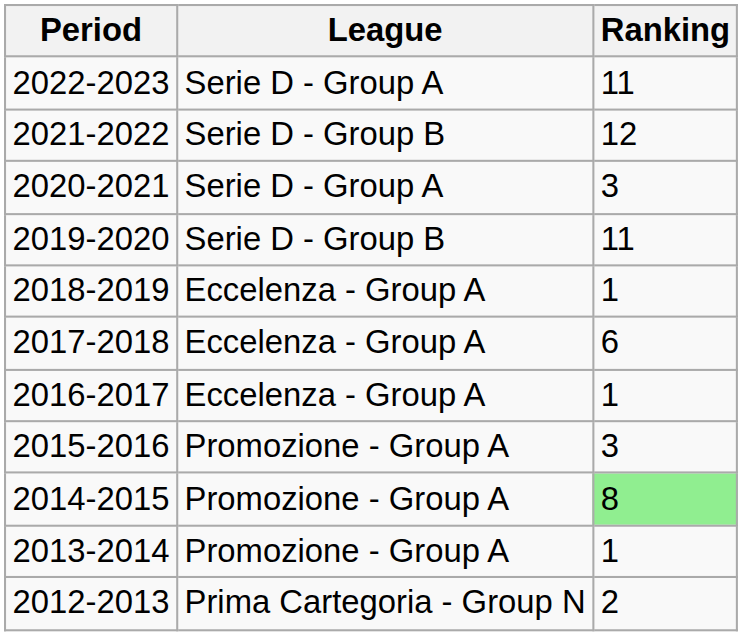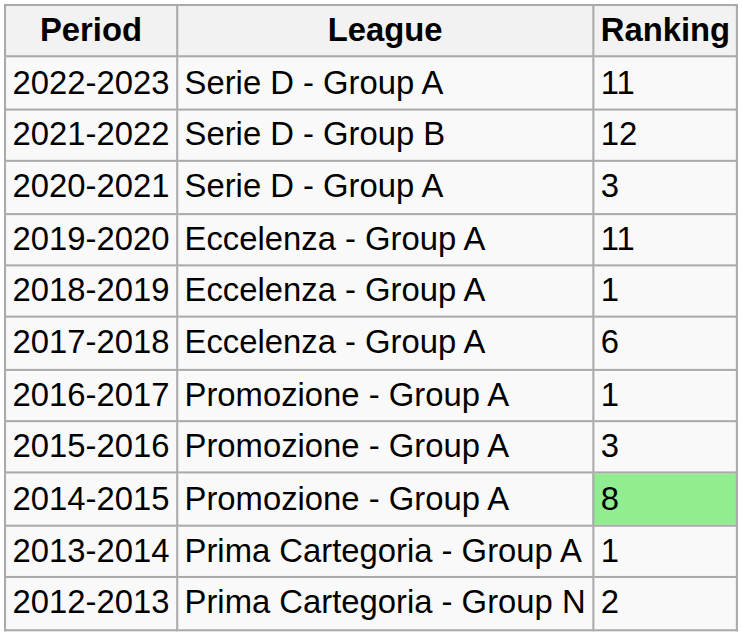(315, 238) Serie D - Group B -> (335, 238) Eccelenza - Group A
(335, 394) Eccelenza - Group A -> (347, 394) Promozione - Group A
(347, 550) Promozione - Group A -> (383, 550) Prima Cartegoria - Group A
